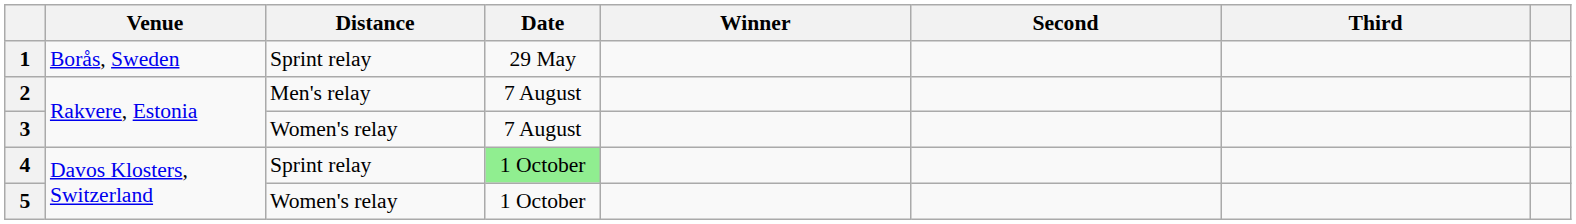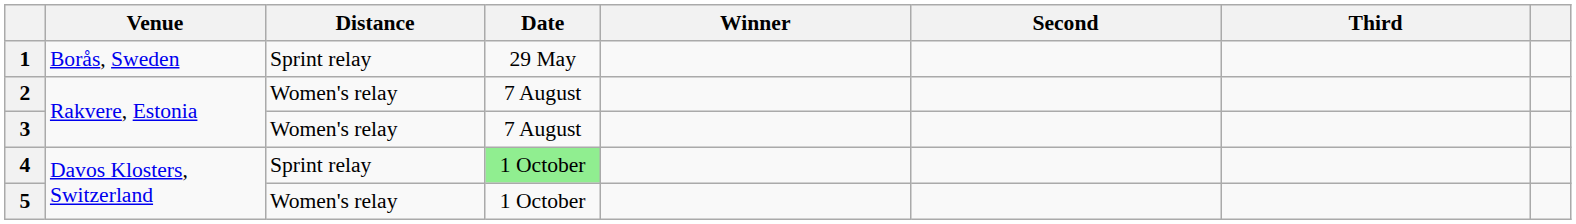(320, 93) Men's relay -> (334, 93) Women's relay
